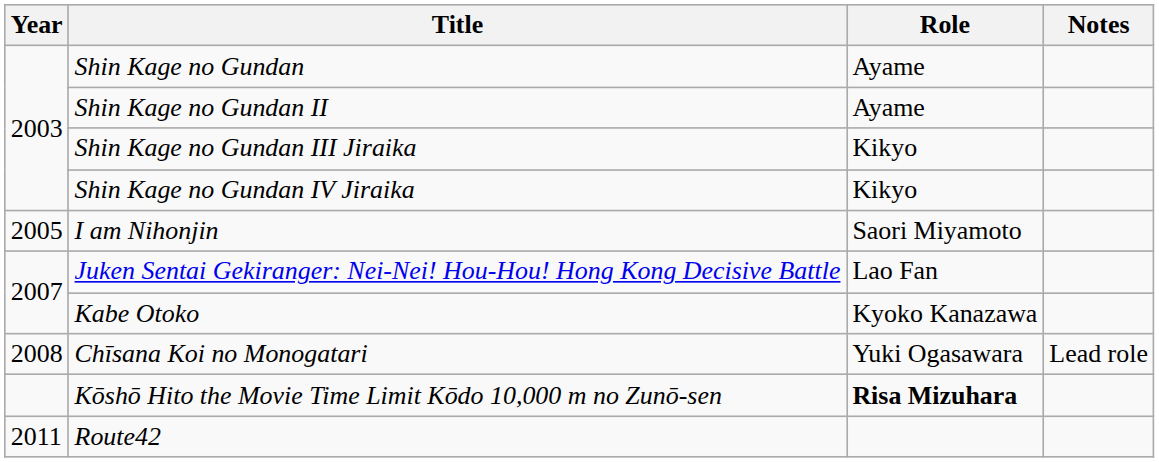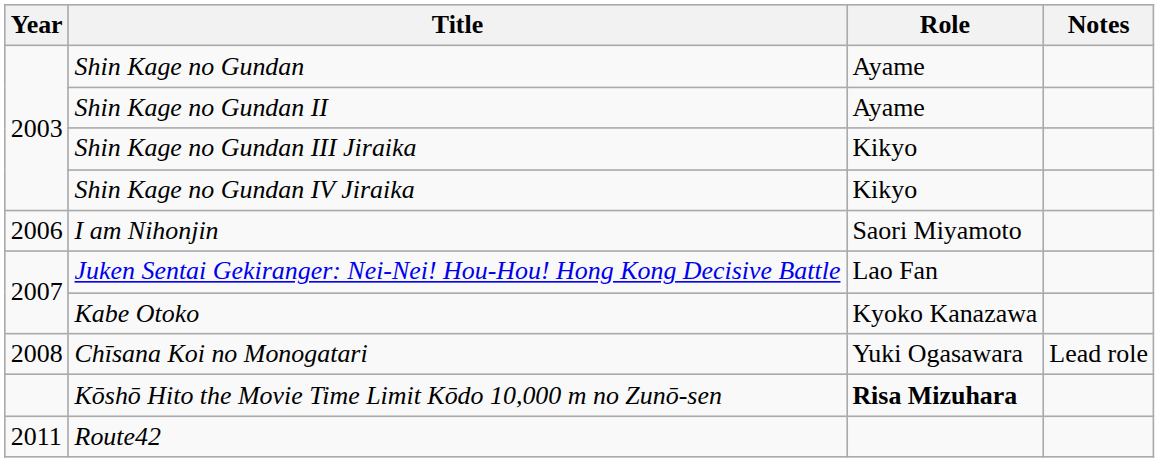(37, 230) 2005 -> (37, 230) 2006
